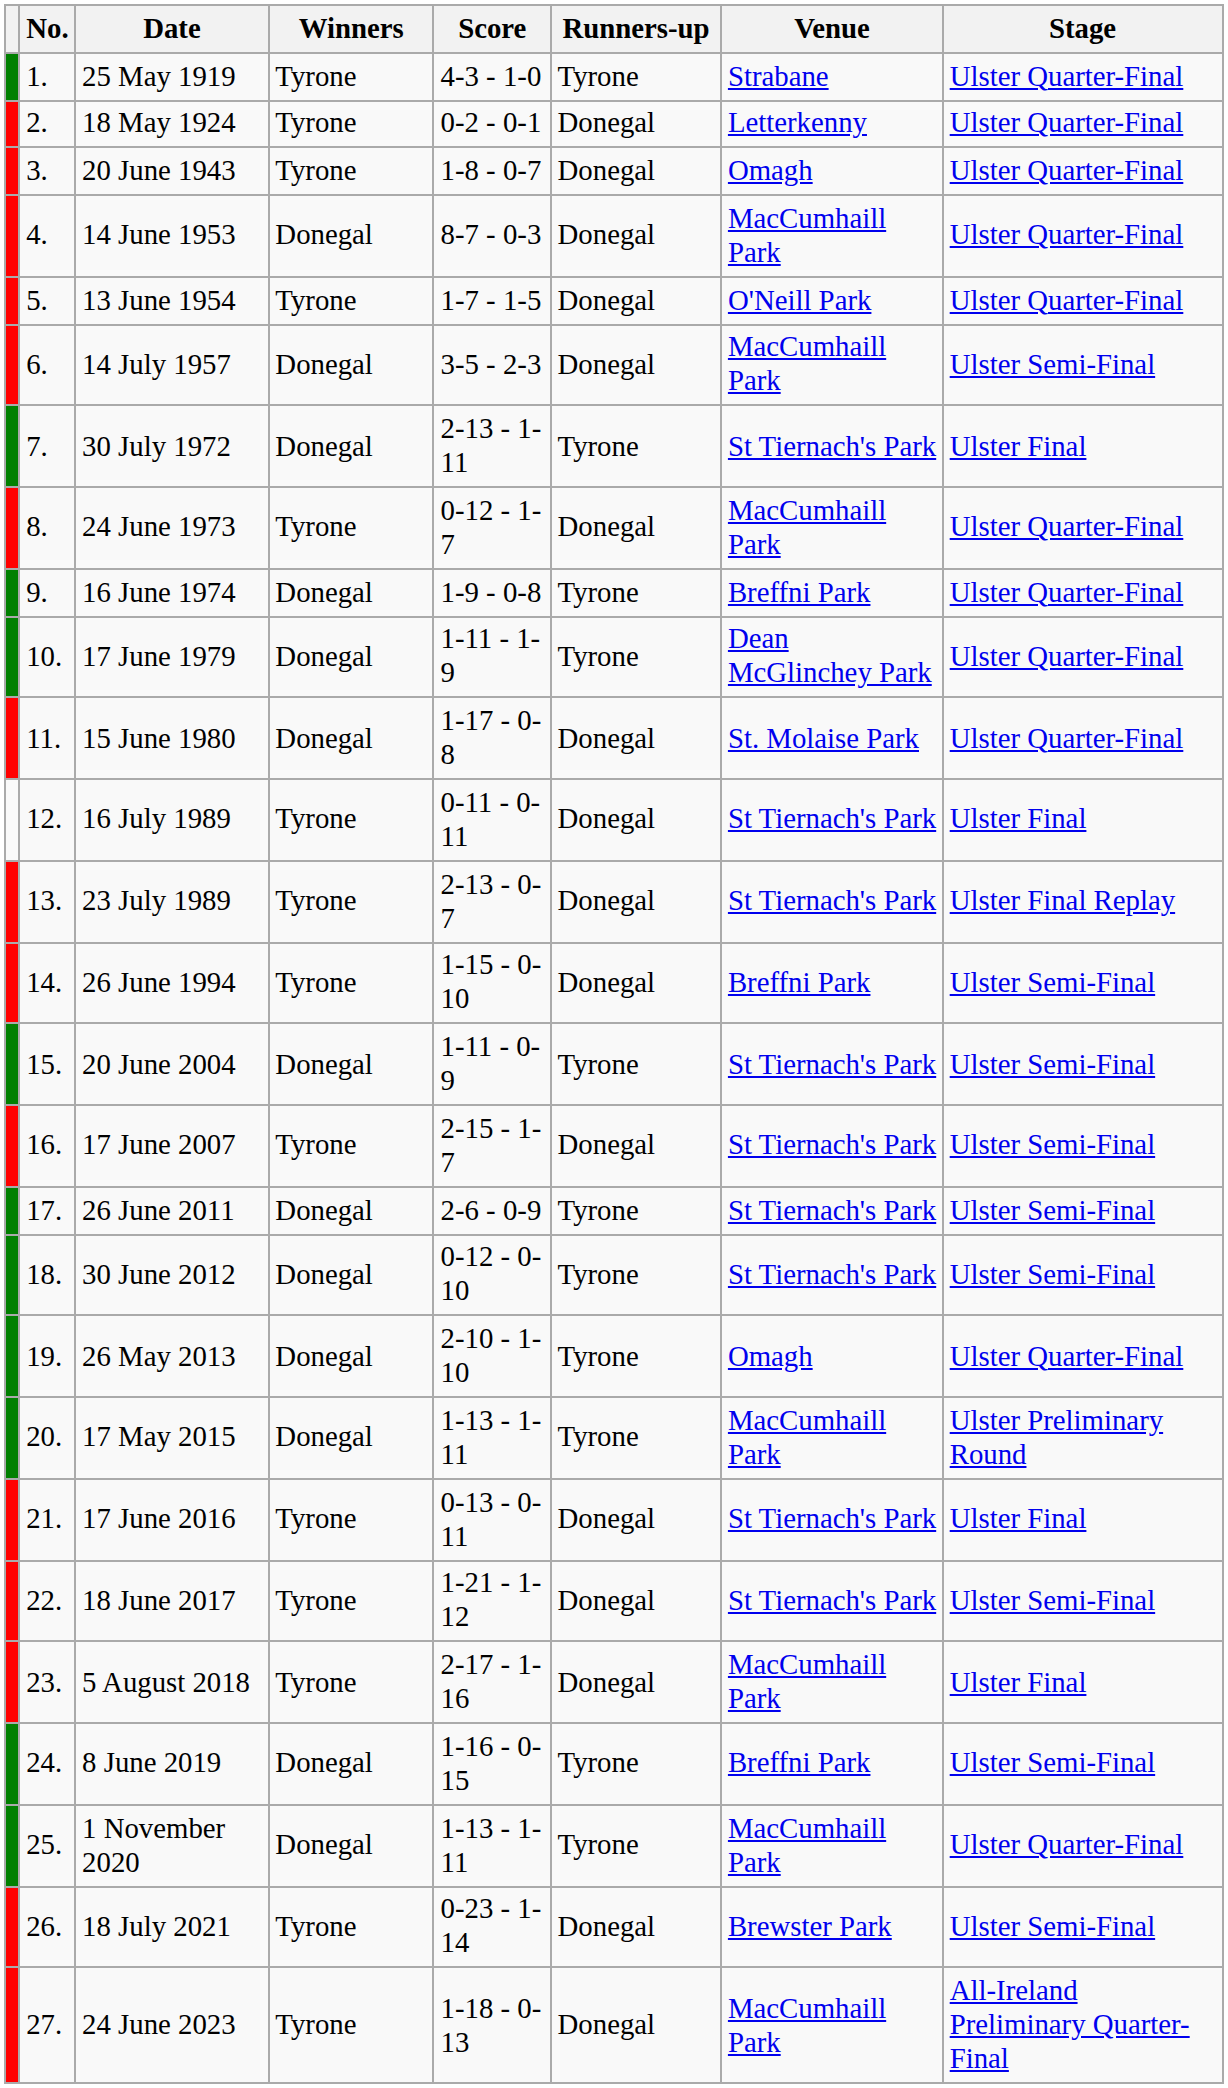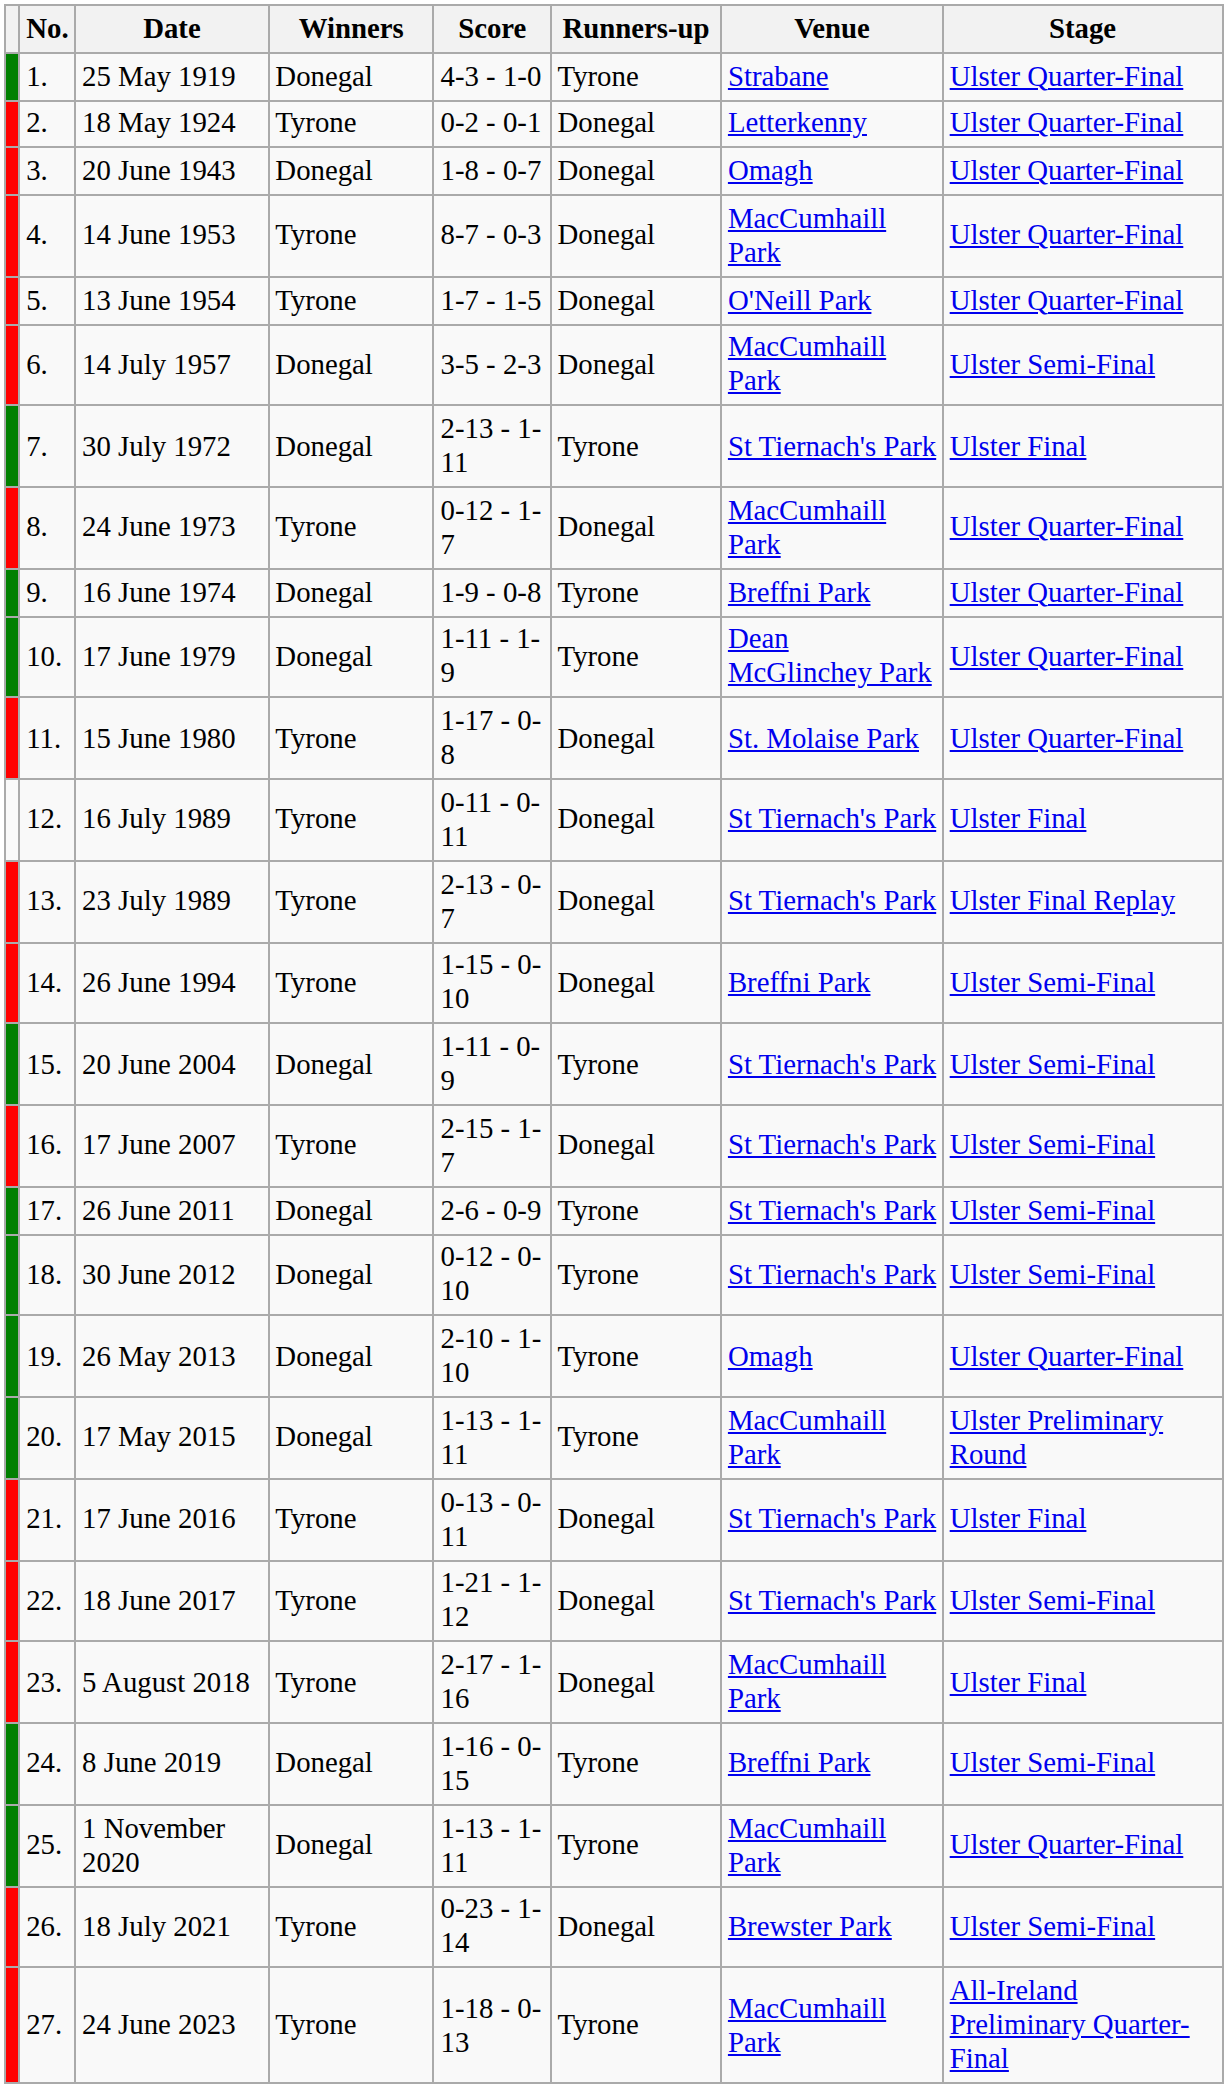(316, 76) Tyrone -> (324, 76) Donegal
(316, 171) Tyrone -> (324, 171) Donegal
(324, 235) Donegal -> (316, 235) Tyrone
(324, 738) Donegal -> (316, 738) Tyrone
(606, 2025) Donegal -> (598, 2025) Tyrone
